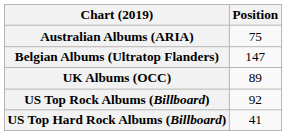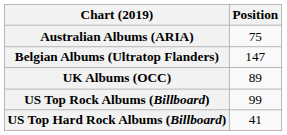(255, 99) 92 -> (255, 99) 99
